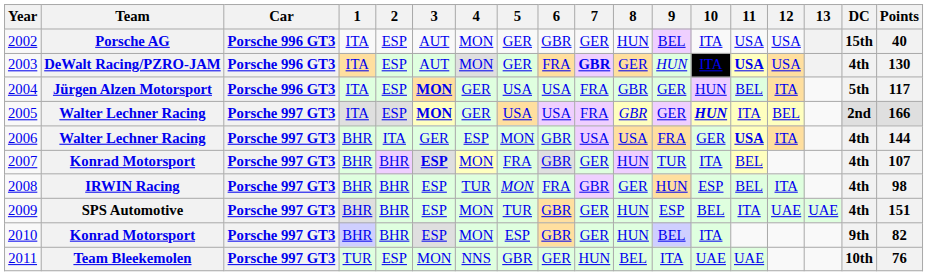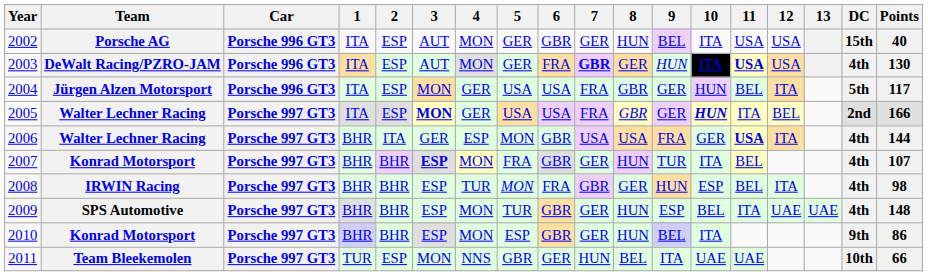(434, 89) bold -> (434, 89) normal
(899, 210) 151 -> (899, 210) 148
(899, 235) 82 -> (899, 235) 86
(899, 259) 76 -> (899, 259) 66
